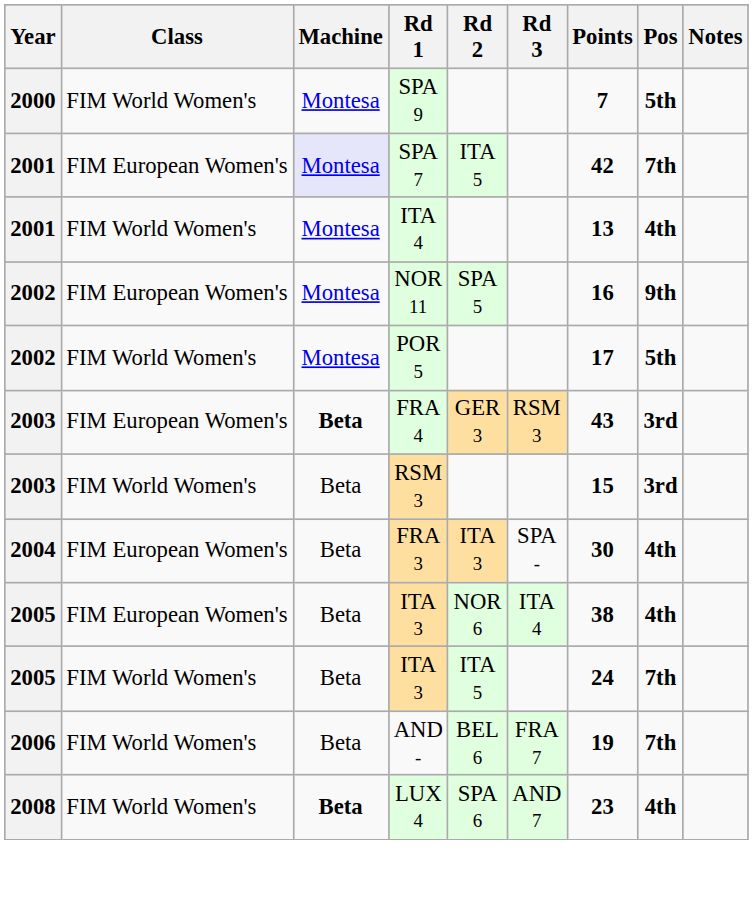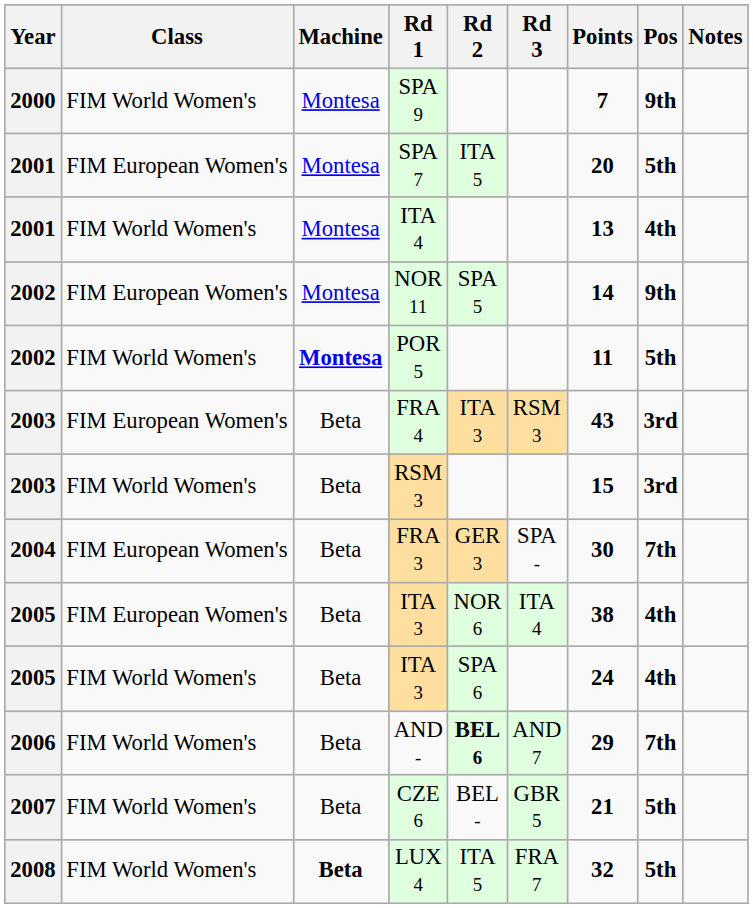(661, 100) 5th -> (661, 100) 9th
(341, 164) lavender background -> (341, 164) no background
(602, 164) 42 -> (602, 164) 20
(661, 164) 7th -> (661, 164) 5th
(602, 292) 16 -> (602, 292) 14
(341, 357) normal -> (341, 357) bold
(602, 357) 17 -> (602, 357) 11
(341, 421) bold -> (341, 421) normal
(478, 420) GER 3 -> (478, 420) ITA 3
(478, 548) ITA 3 -> (478, 548) GER 3
(661, 549) 4th -> (661, 549) 7th
(478, 677) ITA 5 -> (478, 677) SPA 6
(661, 678) 7th -> (661, 678) 4th
(478, 741) normal -> (478, 742) bold
(537, 741) FRA 7 -> (537, 741) AND 7
(602, 742) 19 -> (602, 742) 29
+ row: (161, 806)
(478, 805) SPA 6 -> (478, 869) ITA 5
(537, 805) AND 7 -> (537, 869) FRA 7
(602, 806) 23 -> (602, 870) 32
(661, 806) 4th -> (661, 870) 5th
